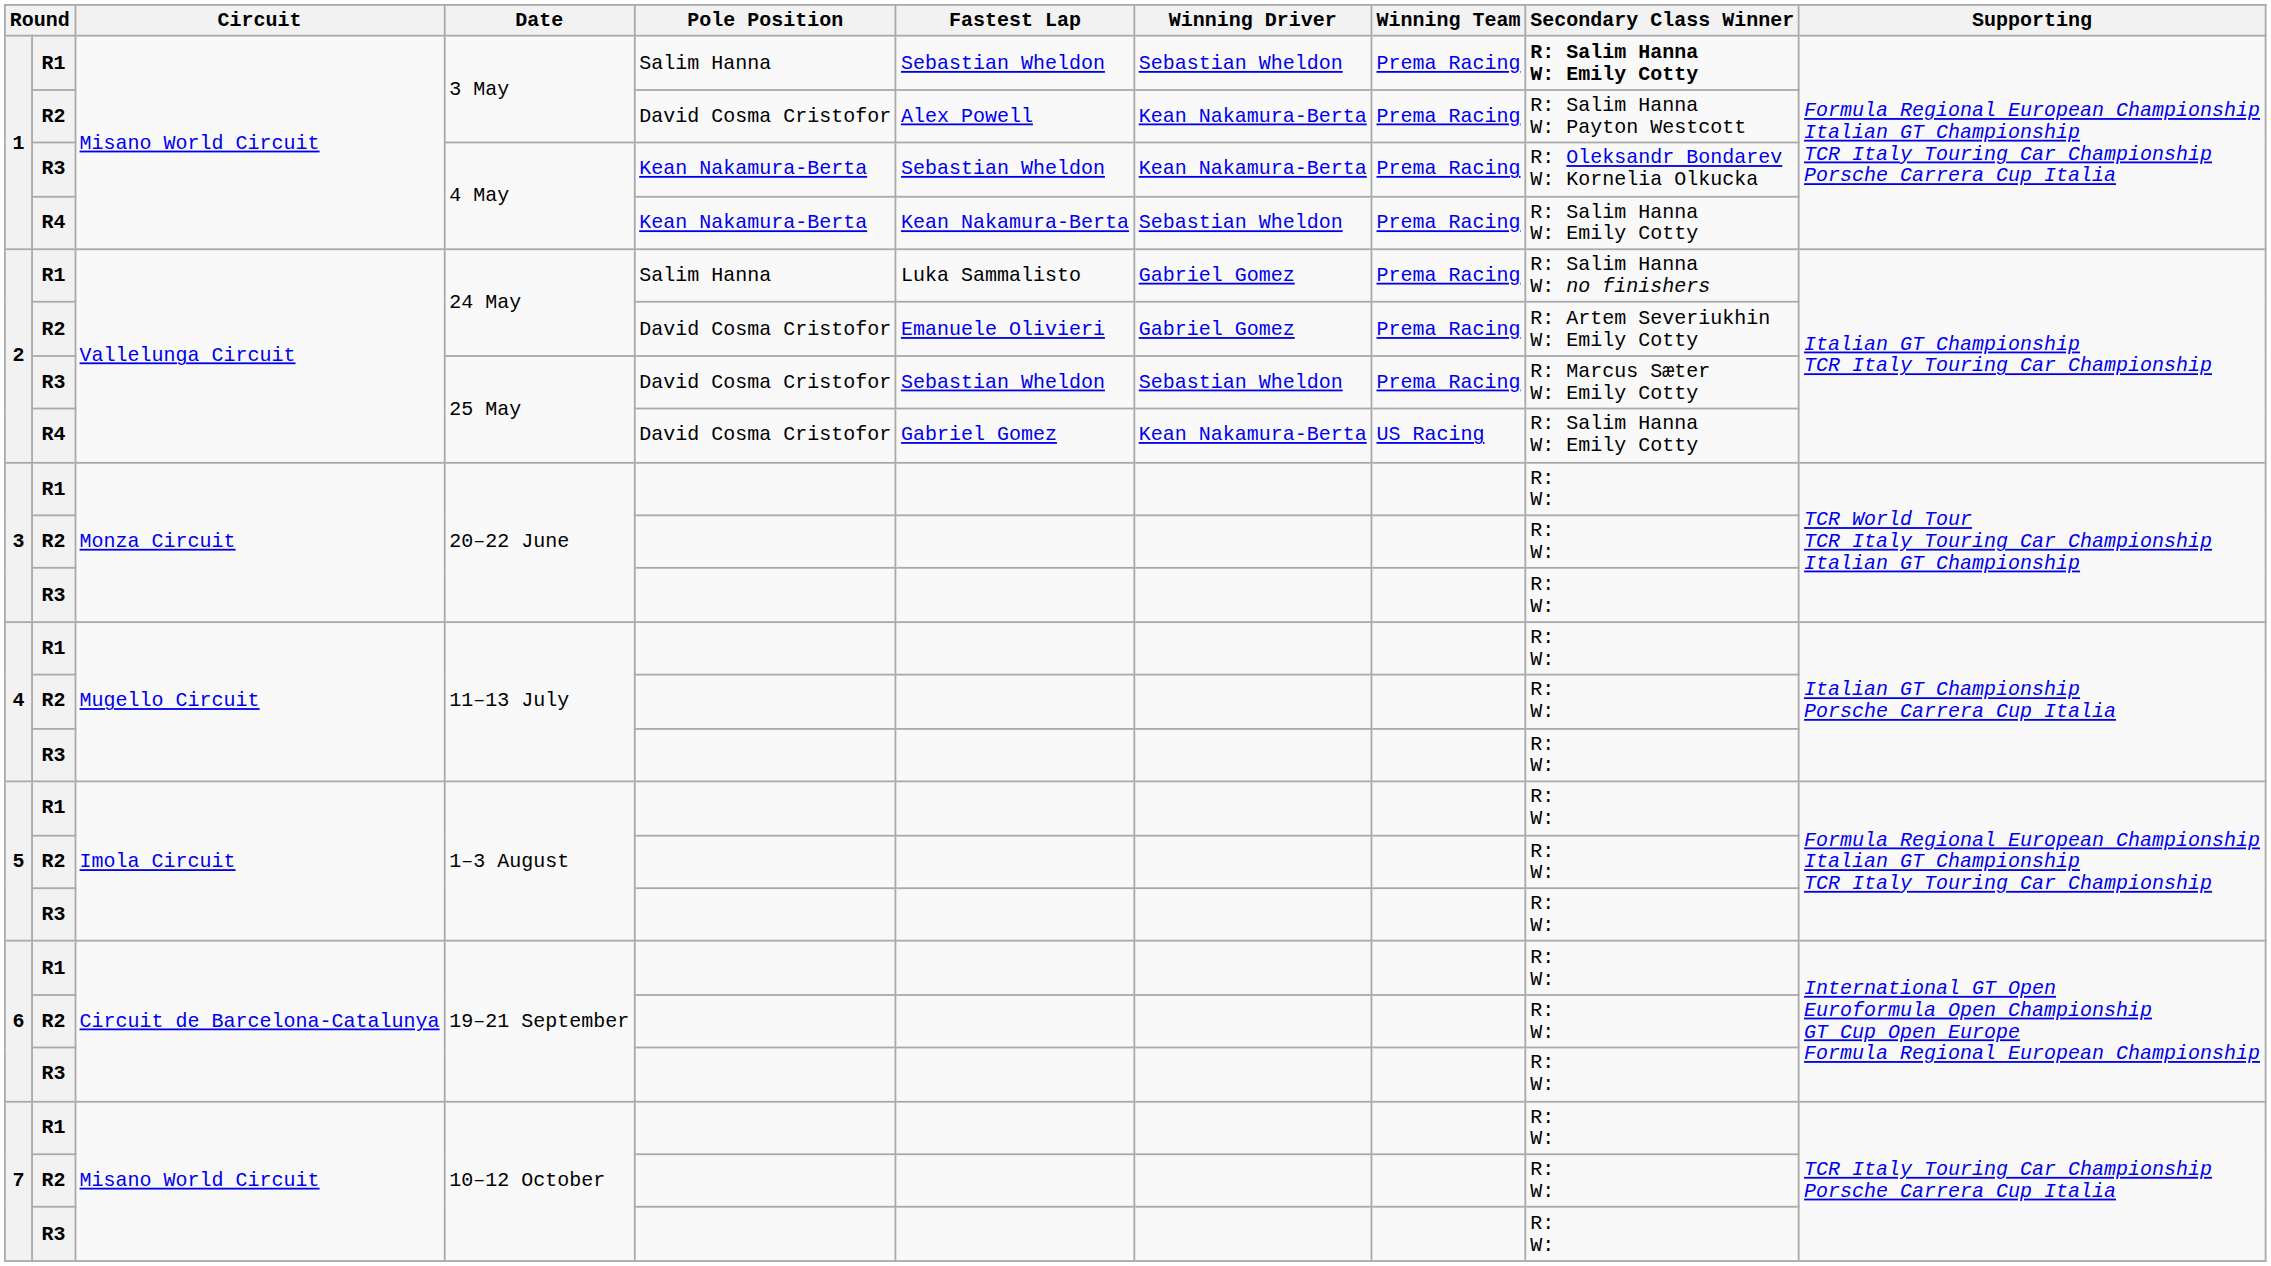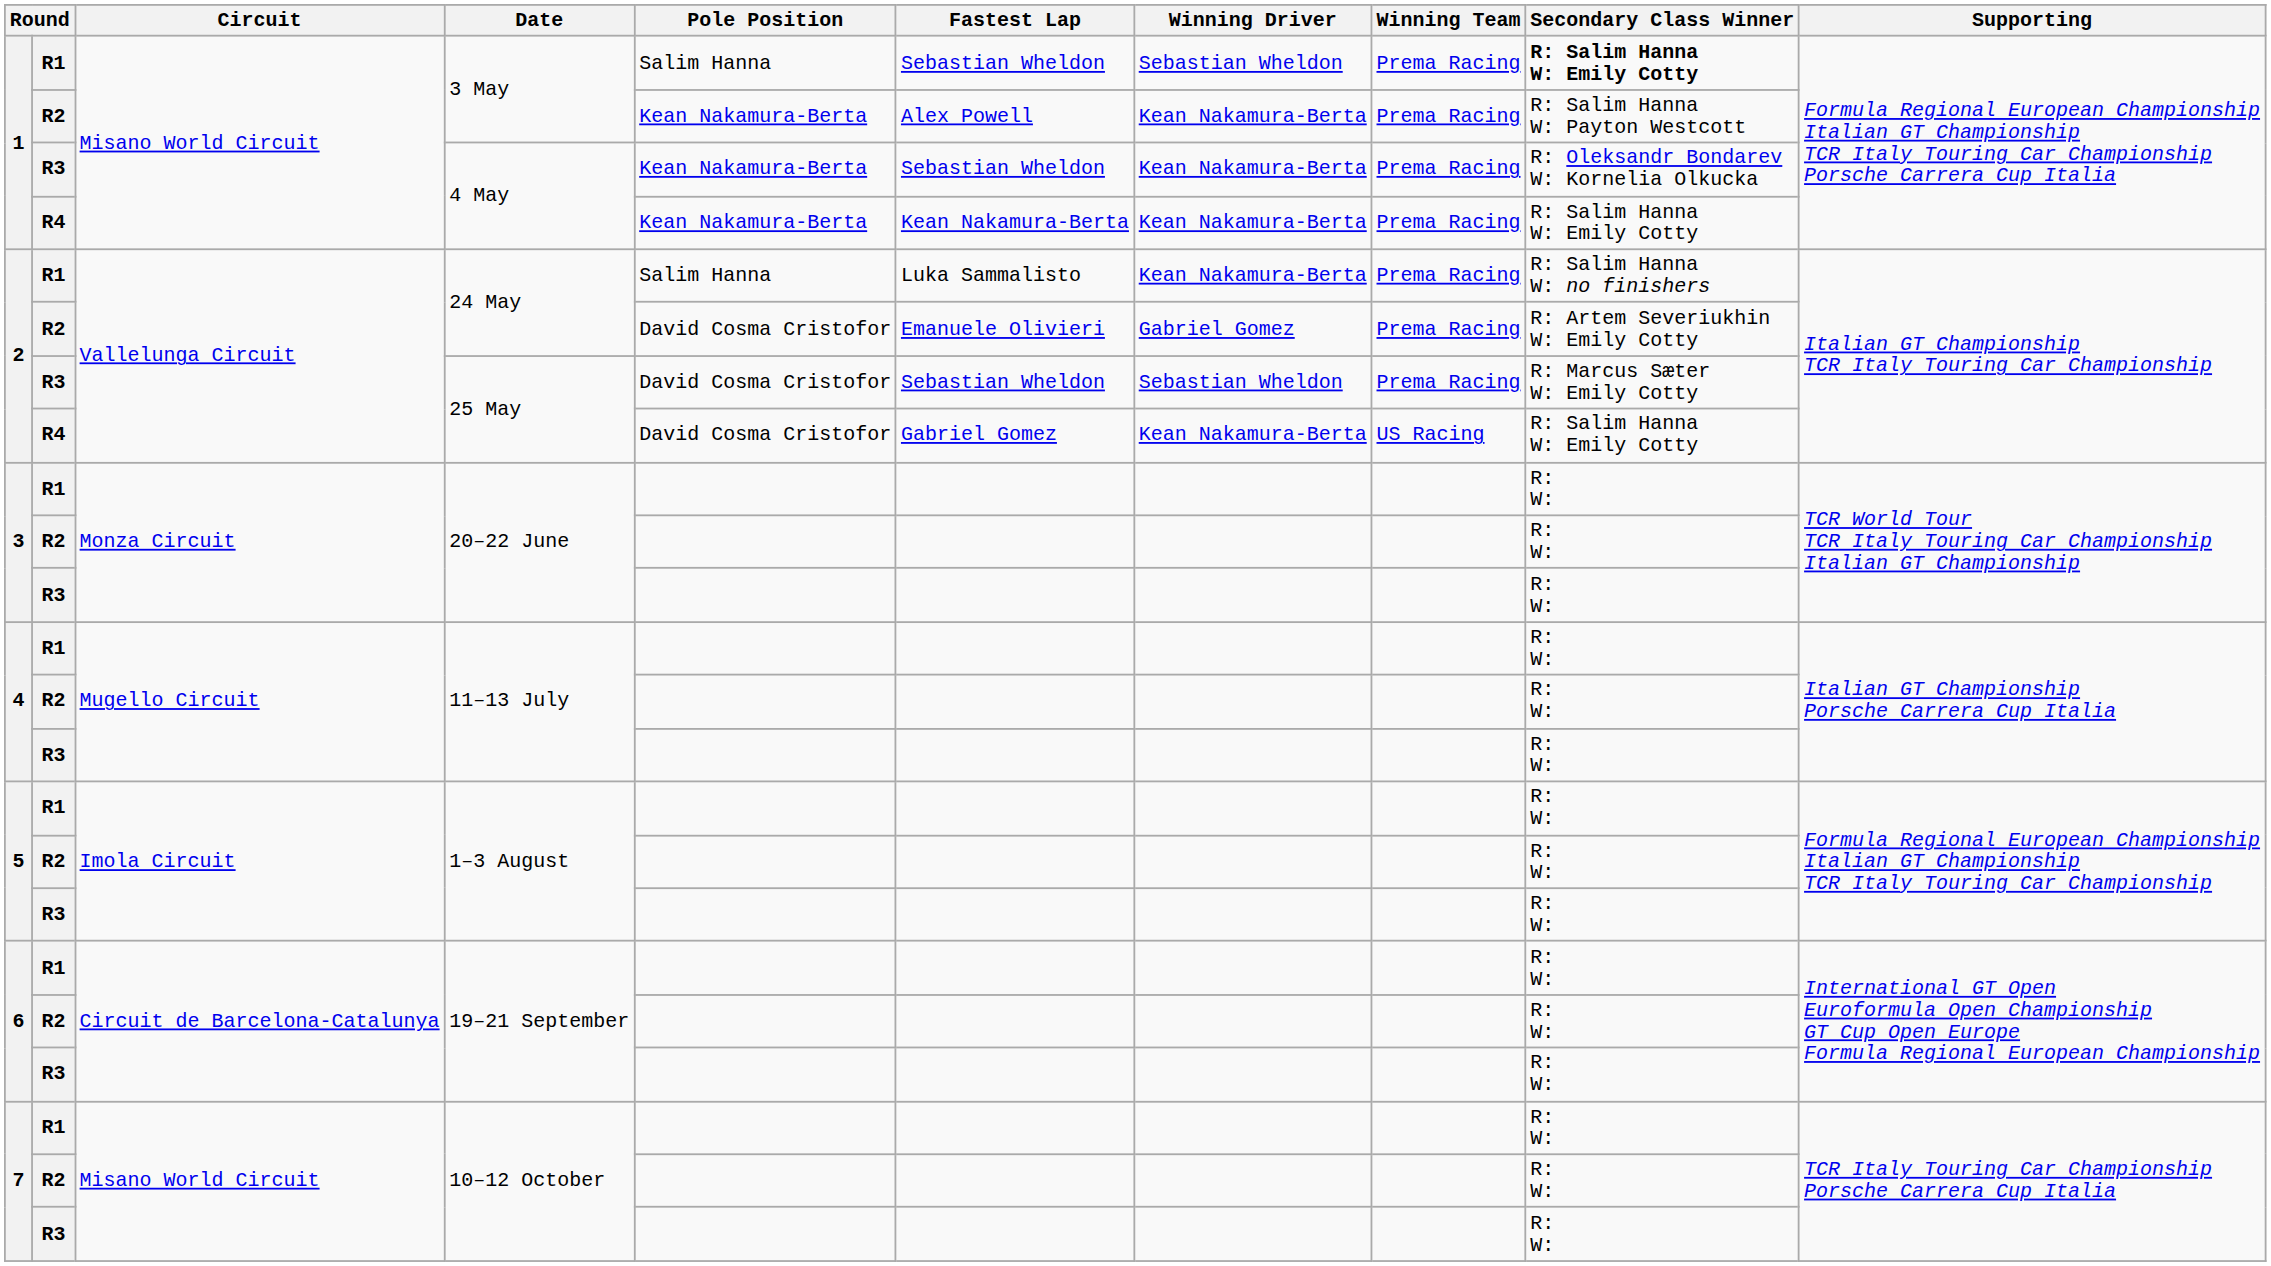(765, 116) David Cosma Cristofor -> (753, 116) Kean Nakamura-Berta
(1241, 223) Sebastian Wheldon -> (1253, 223) Kean Nakamura-Berta
(1217, 276) Gabriel Gomez -> (1253, 276) Kean Nakamura-Berta
